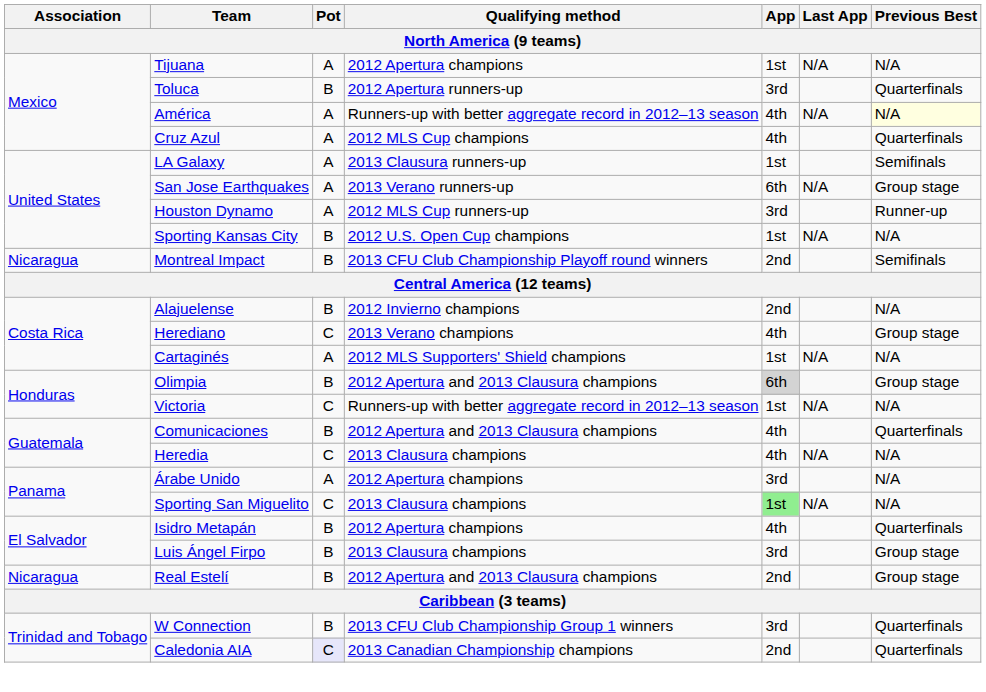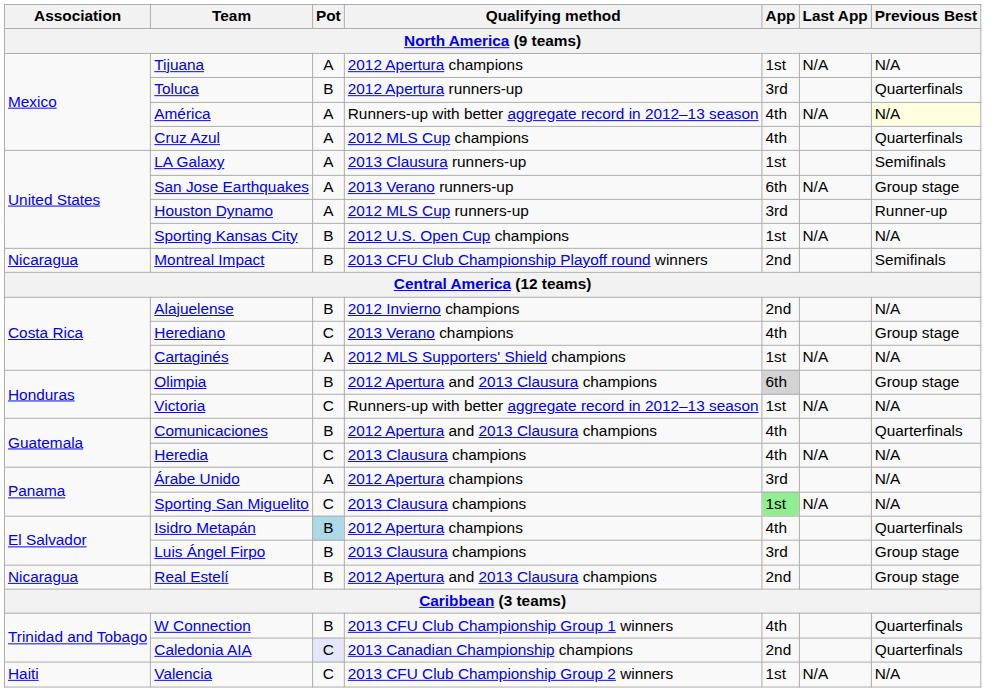(328, 528) no background -> (328, 528) lightblue background
(777, 625) 3rd -> (776, 625) 4th
+ row: (183, 674)
